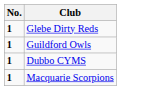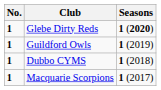+ column: (136, 12)
